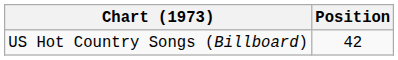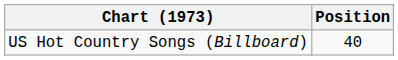(353, 43) 42 -> (353, 43) 40
